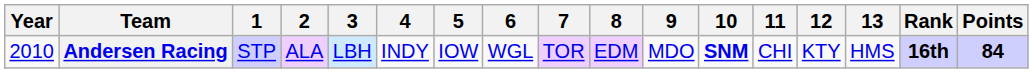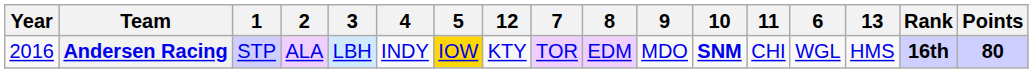columns swapped: (511, 20) <-> (821, 20)
(32, 52) 2010 -> (32, 52) 2016
(458, 52) no background -> (458, 52) gold background
(993, 52) 84 -> (993, 52) 80
